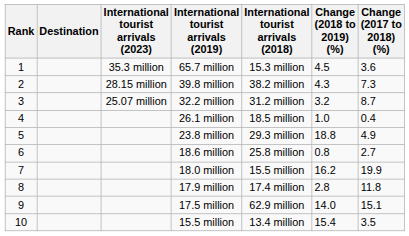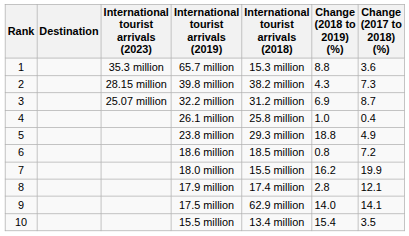(322, 67) 4.5 -> (322, 67) 8.8
(322, 101) 3.2 -> (322, 101) 6.9
(277, 118) 18.5 million -> (277, 118) 25.8 million
(277, 153) 25.8 million -> (277, 153) 18.5 million
(368, 153) 2.7 -> (368, 153) 7.2
(371, 187) 11.8 -> (371, 187) 12.1
(371, 205) 15.1 -> (371, 205) 14.1
